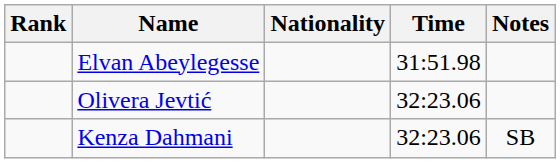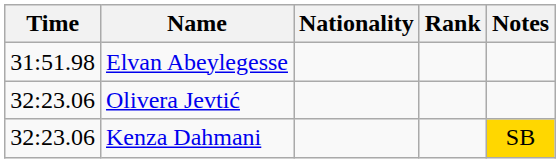columns swapped: (38, 23) <-> (438, 23)
(521, 137) no background -> (521, 137) gold background
